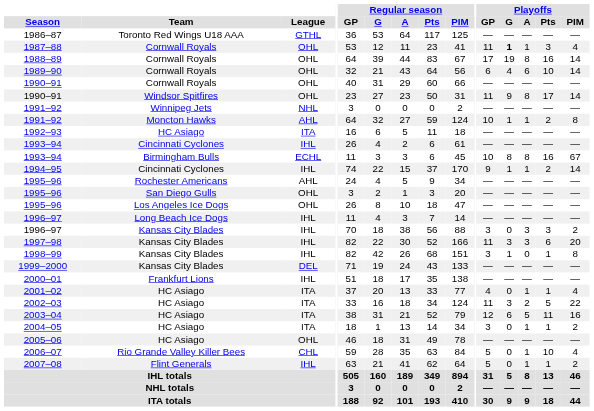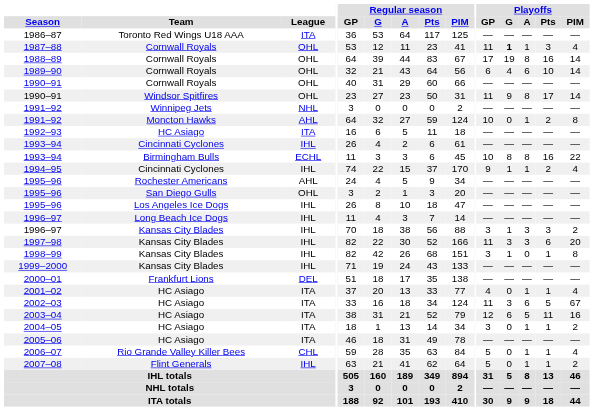(308, 34) GTHL -> (308, 34) ITA
(509, 120) 1 -> (509, 120) 0
(575, 156) 67 -> (575, 156) 22
(575, 168) 14 -> (575, 168) 4
(308, 205) OHL -> (308, 205) IHL
(509, 229) 0 -> (509, 229) 1
(308, 266) DEL -> (308, 266) IHL
(308, 278) IHL -> (308, 278) DEL
(527, 303) 2 -> (527, 303) 6
(575, 303) 22 -> (575, 303) 67
(308, 339) OHL -> (308, 339) ITA
(548, 351) 10 -> (548, 351) 1
